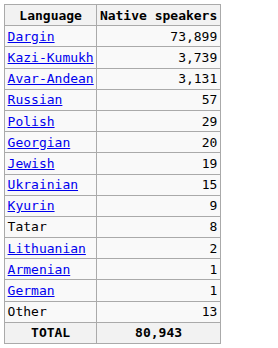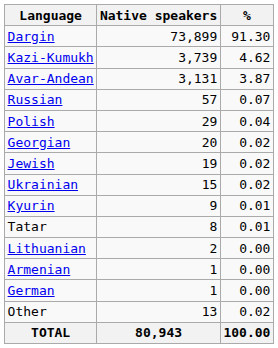+ column: (247, 15)
